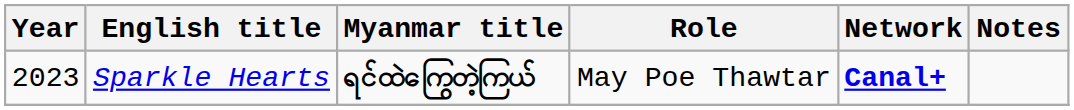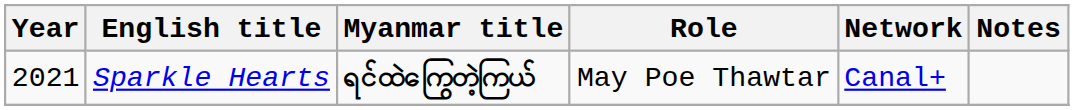(46, 78) 2023 -> (46, 78) 2021
(895, 78) bold -> (895, 78) normal
